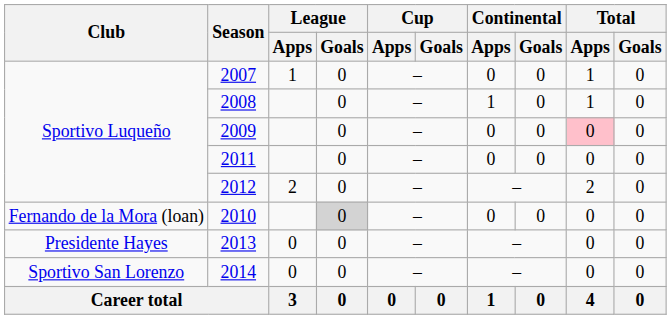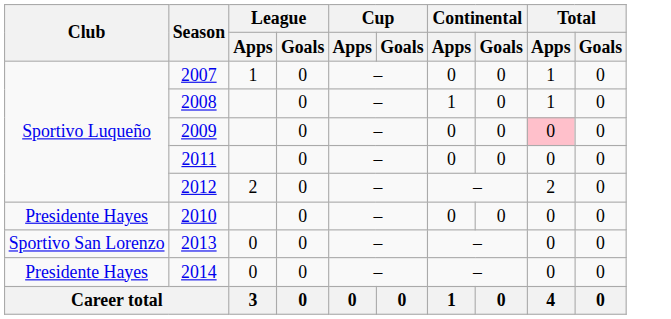(106, 215) Fernando de la Mora (loan) -> (87, 215) Presidente Hayes
(342, 215) lightgrey background -> (303, 215) no background
(106, 243) Presidente Hayes -> (87, 243) Sportivo San Lorenzo
(106, 272) Sportivo San Lorenzo -> (87, 272) Presidente Hayes
